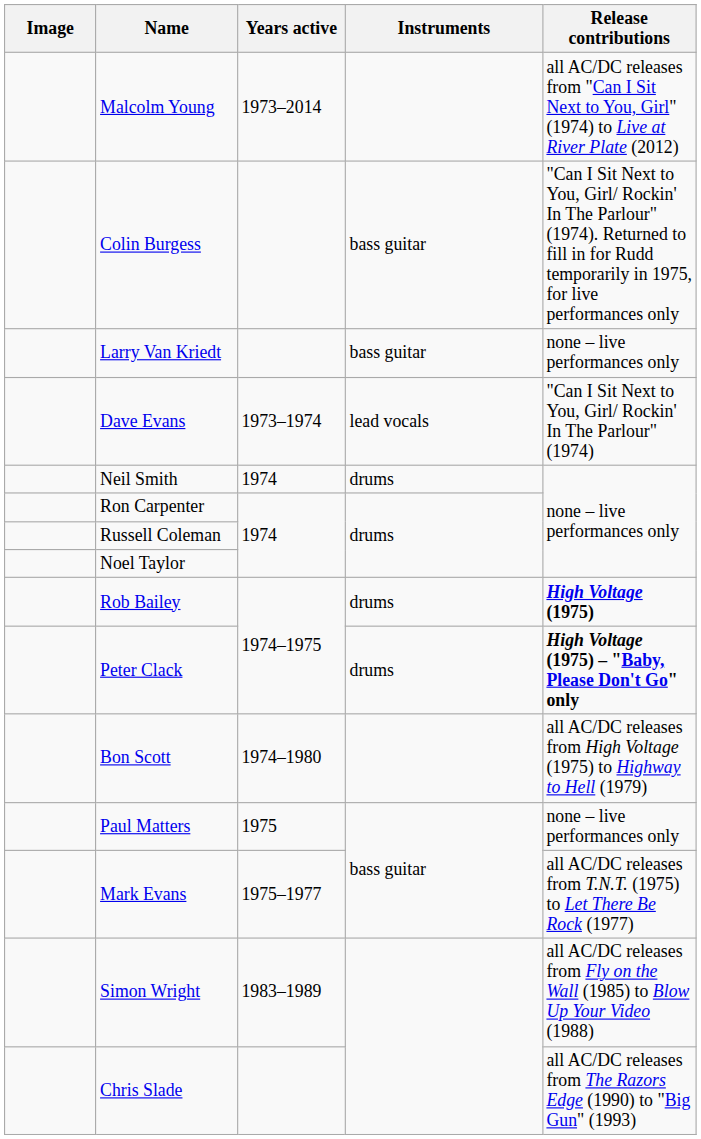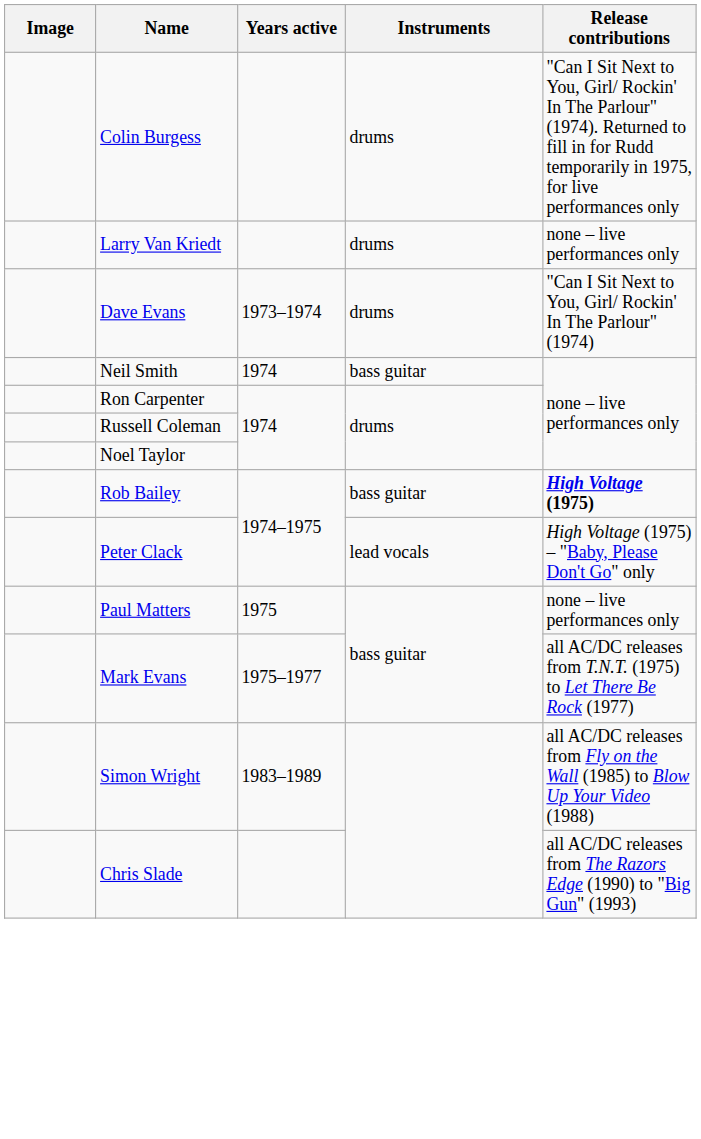- row: (157, 106)
(388, 244) bass guitar -> (372, 136) drums
(388, 352) bass guitar -> (372, 244) drums
(389, 420) lead vocals -> (372, 312) drums
(372, 479) drums -> (388, 371) bass guitar
(372, 601) drums -> (388, 493) bass guitar
(372, 669) drums -> (389, 551) lead vocals
(612, 669) bold -> (619, 551) normal
- row: (135, 757)
